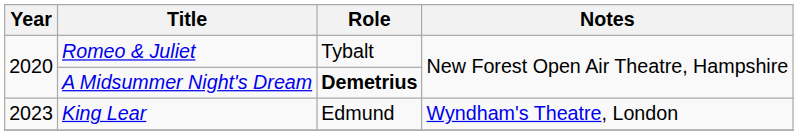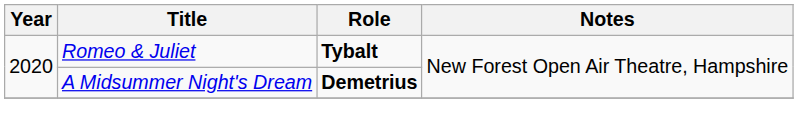(347, 51) normal -> (349, 51) bold
- row: (104, 113)
